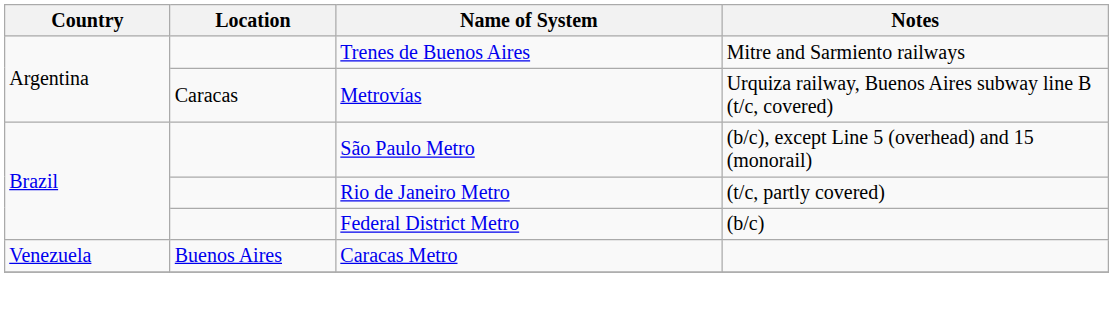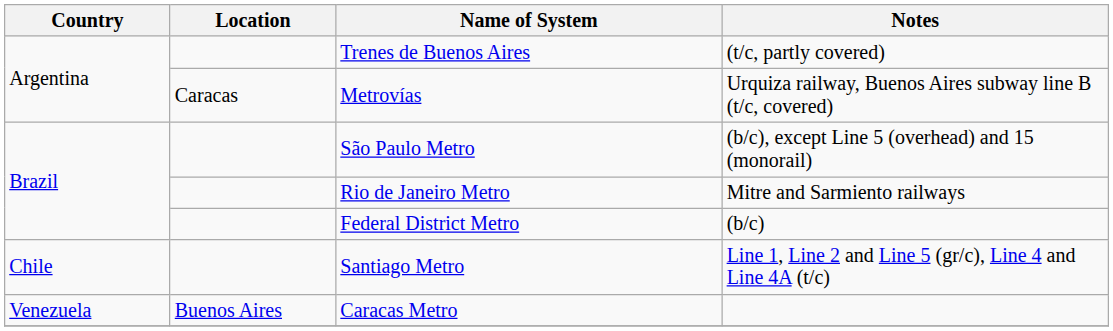(846, 52) Mitre and Sarmiento railways -> (806, 52) (t/c, partly covered)
(806, 192) (t/c, partly covered) -> (846, 192) Mitre and Sarmiento railways
+ row: (402, 266)
